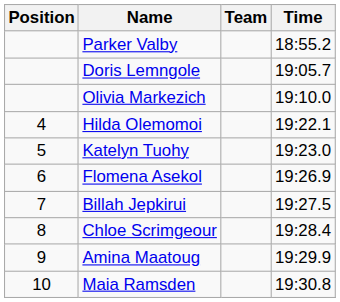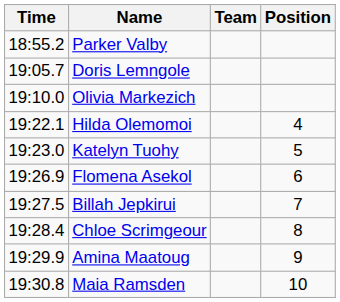columns swapped: (42, 17) <-> (303, 17)
